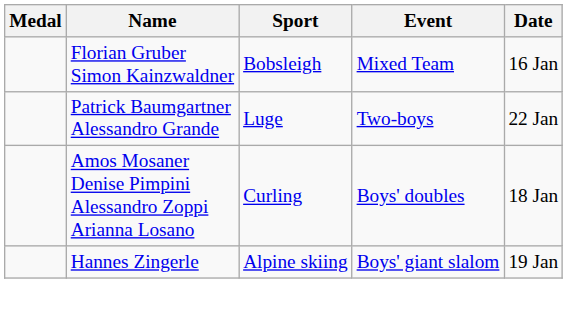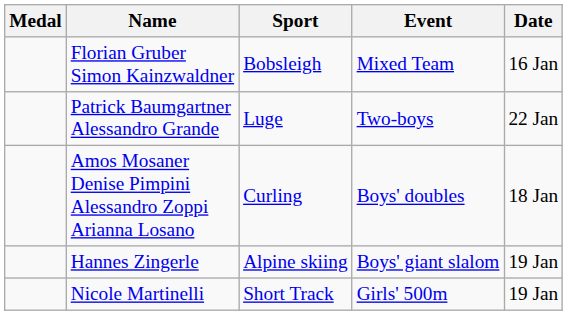+ row: (137, 293)
